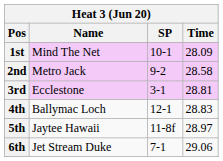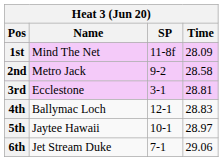(161, 52) 10-1 -> (163, 52) 11-8f
(163, 128) 11-8f -> (161, 128) 10-1
